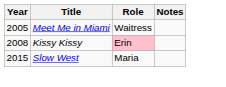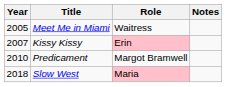(17, 43) 2008 -> (17, 43) 2007
+ row: (60, 58)
(17, 58) 2015 -> (17, 74) 2018
(126, 58) no background -> (126, 74) pink background
